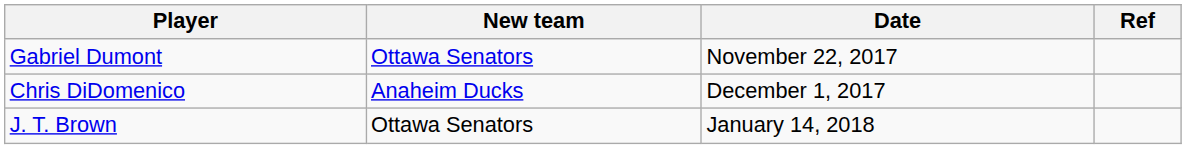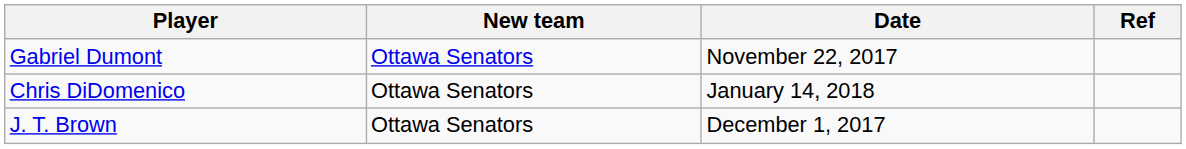(447, 90) Anaheim Ducks -> (452, 90) Ottawa Senators
(796, 90) December 1, 2017 -> (791, 90) January 14, 2018
(791, 125) January 14, 2018 -> (796, 125) December 1, 2017
